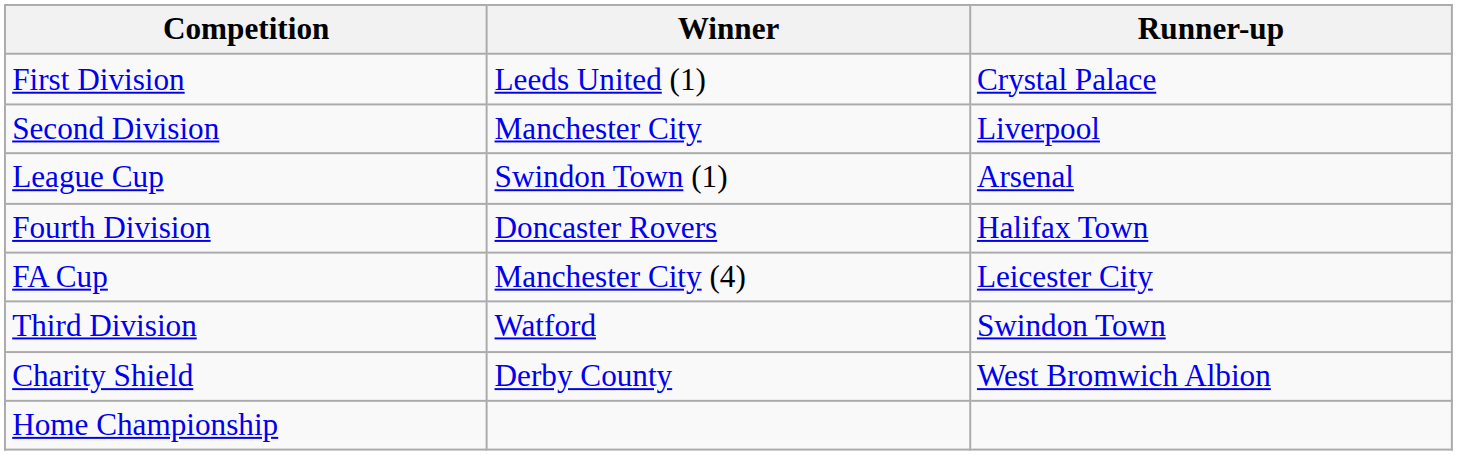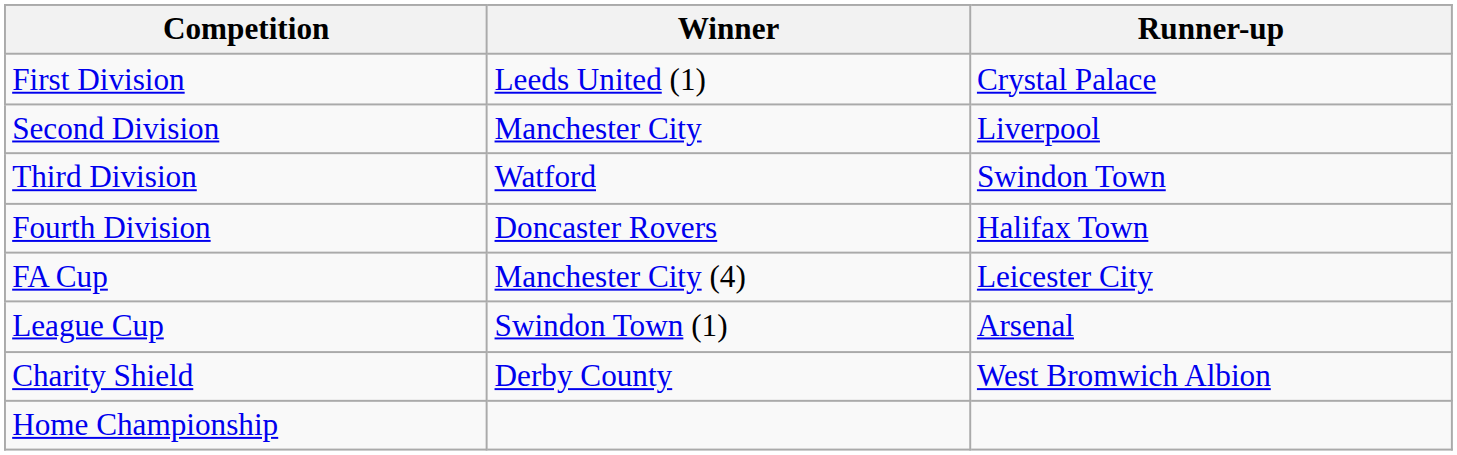rows swapped: (104, 326) <-> (88, 177)
